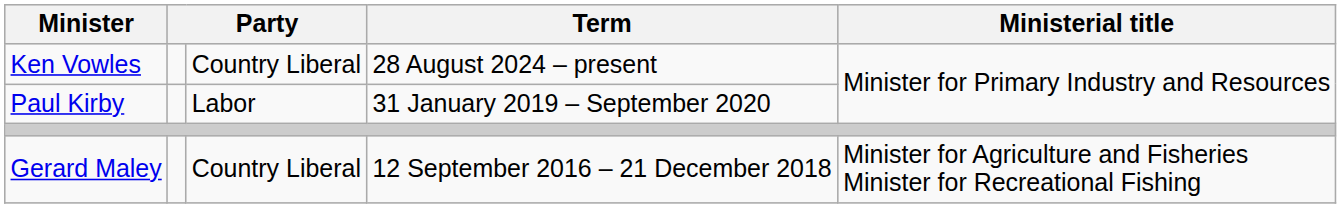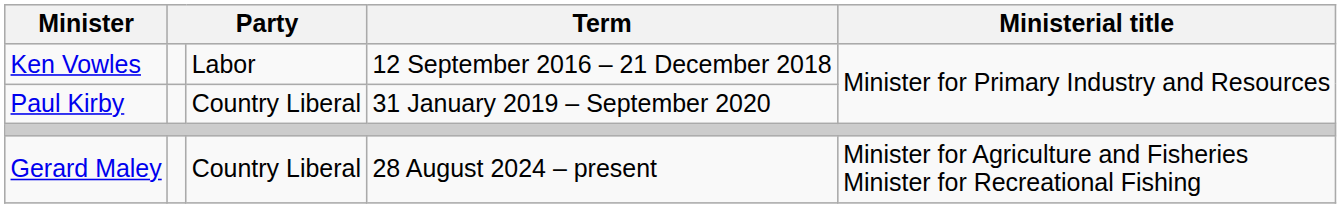(276, 63) Country Liberal -> (224, 63) Labor
(515, 63) 28 August 2024 – present -> (602, 63) 12 September 2016 – 21 December 2018
(224, 103) Labor -> (276, 103) Country Liberal
(602, 168) 12 September 2016 – 21 December 2018 -> (515, 168) 28 August 2024 – present
